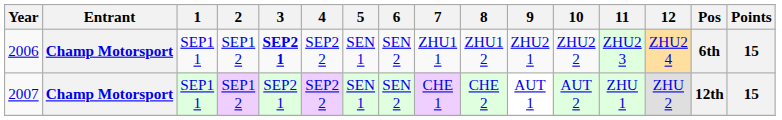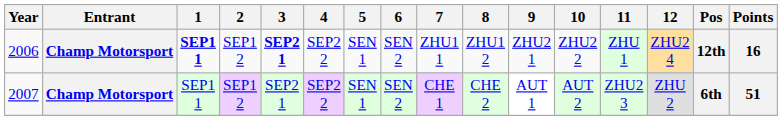(197, 50) normal -> (198, 50) bold
(622, 50) ZHU2 3 -> (624, 50) ZHU 1
(709, 50) 6th -> (711, 50) 12th
(751, 50) 15 -> (753, 50) 16
(622, 93) ZHU 1 -> (624, 93) ZHU2 3
(709, 93) 12th -> (711, 93) 6th
(751, 93) 15 -> (753, 93) 51
